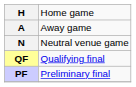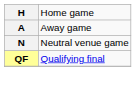- row: (21, 74)
